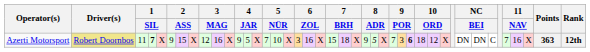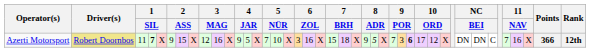(421, 39) 18 -> (421, 39) 17
(547, 39) 363 -> (547, 39) 366
